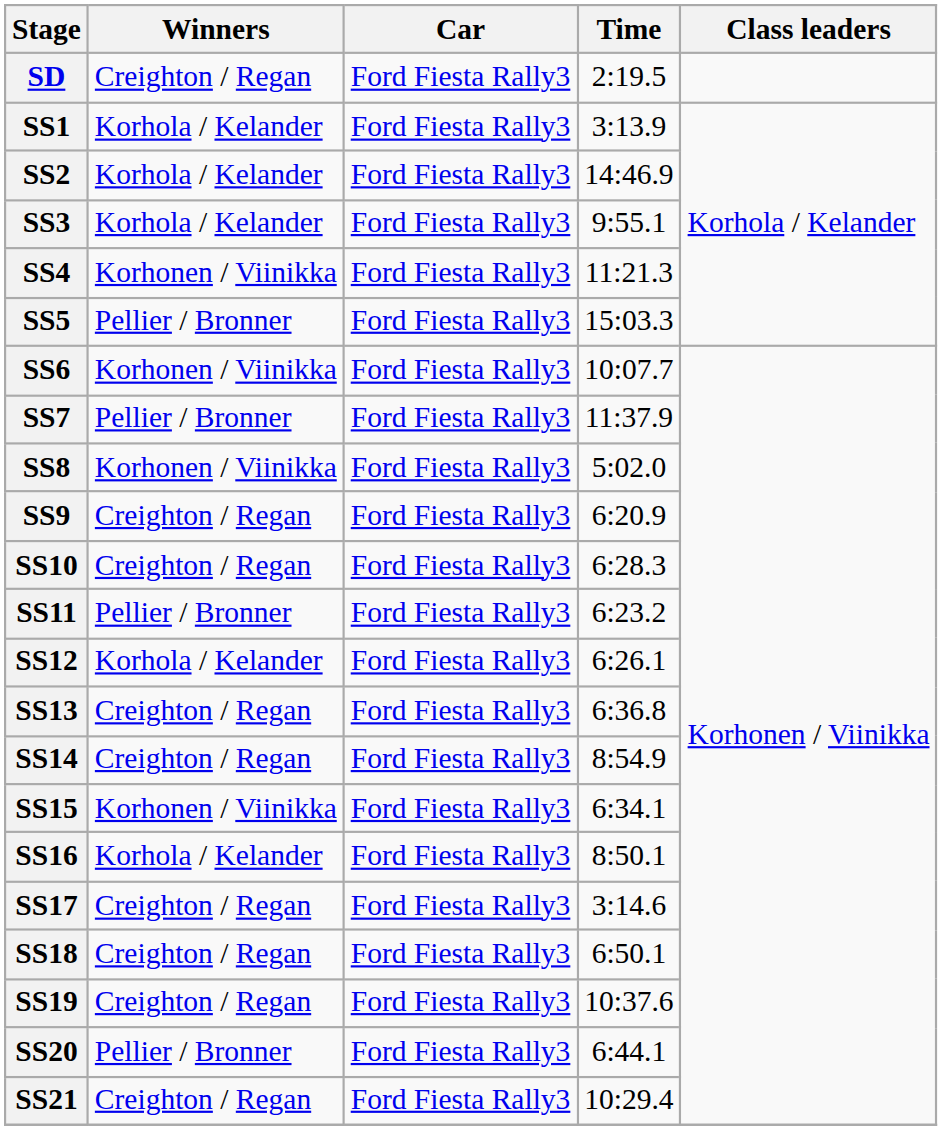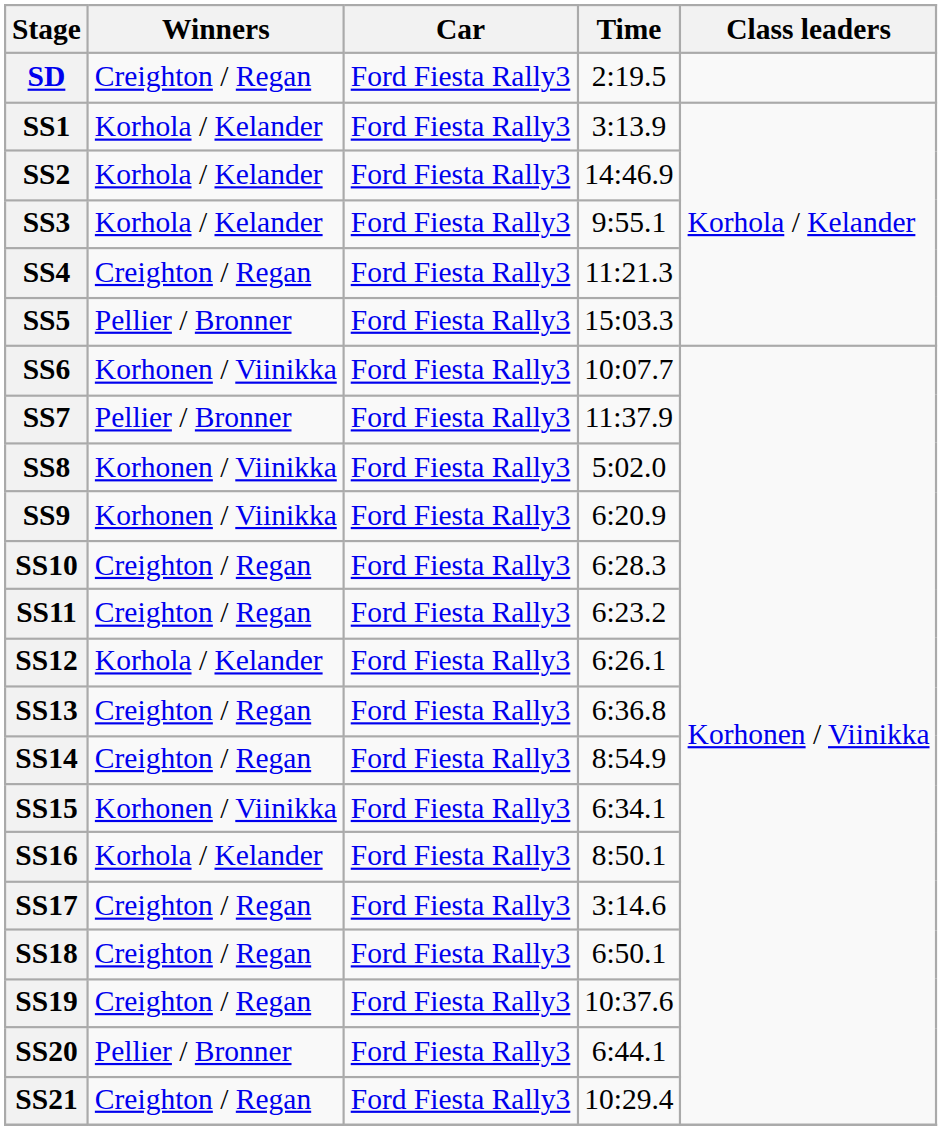(216, 271) Korhonen / Viinikka -> (203, 271) Creighton / Regan
(203, 515) Creighton / Regan -> (216, 515) Korhonen / Viinikka
(193, 612) Pellier / Bronner -> (203, 612) Creighton / Regan
